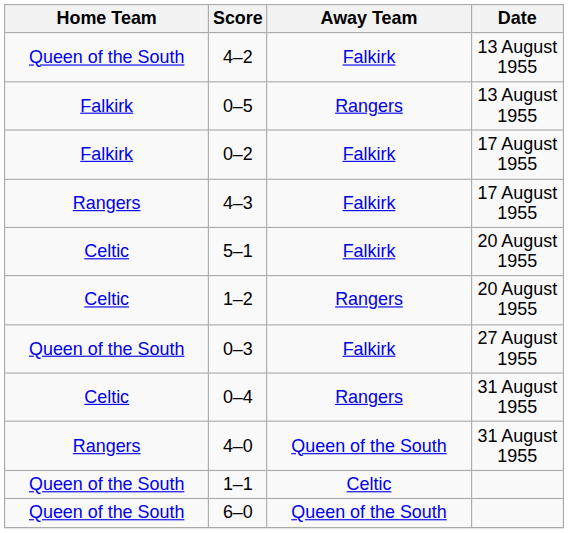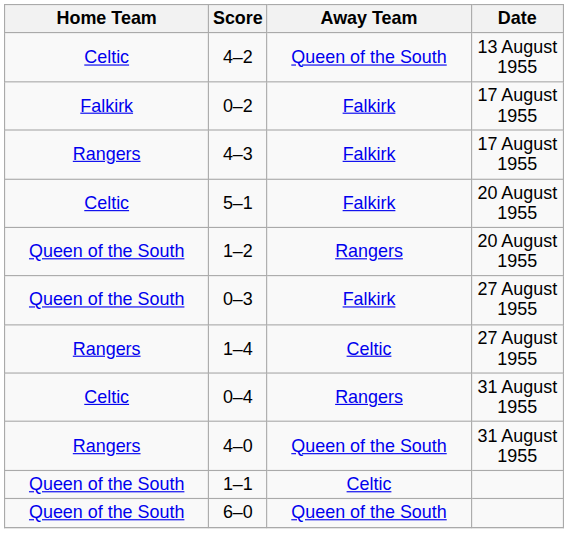(107, 57) Queen of the South -> (107, 57) Celtic
(369, 57) Falkirk -> (369, 57) Queen of the South
- row: (238, 105)
(107, 300) Celtic -> (107, 251) Queen of the South
+ row: (238, 348)
